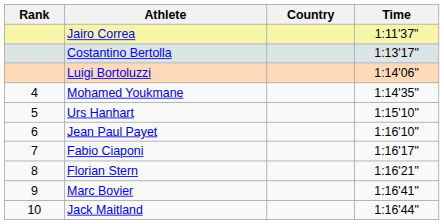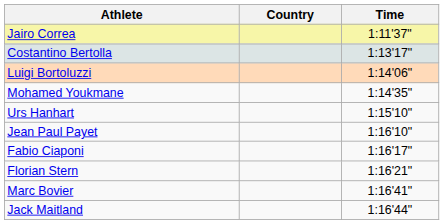- column: (34, 15)
